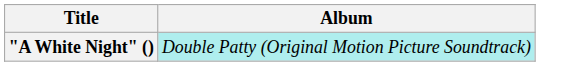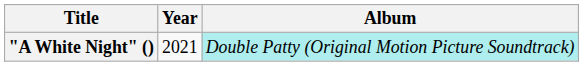+ column: (180, 18)
